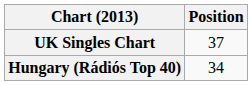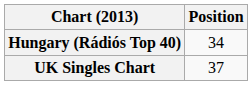rows swapped: (95, 67) <-> (95, 42)
